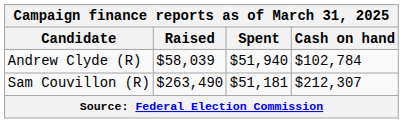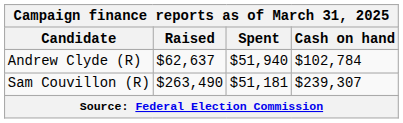(186, 61) $58,039 -> (186, 61) $62,637
(328, 84) $212,307 -> (328, 84) $239,307
